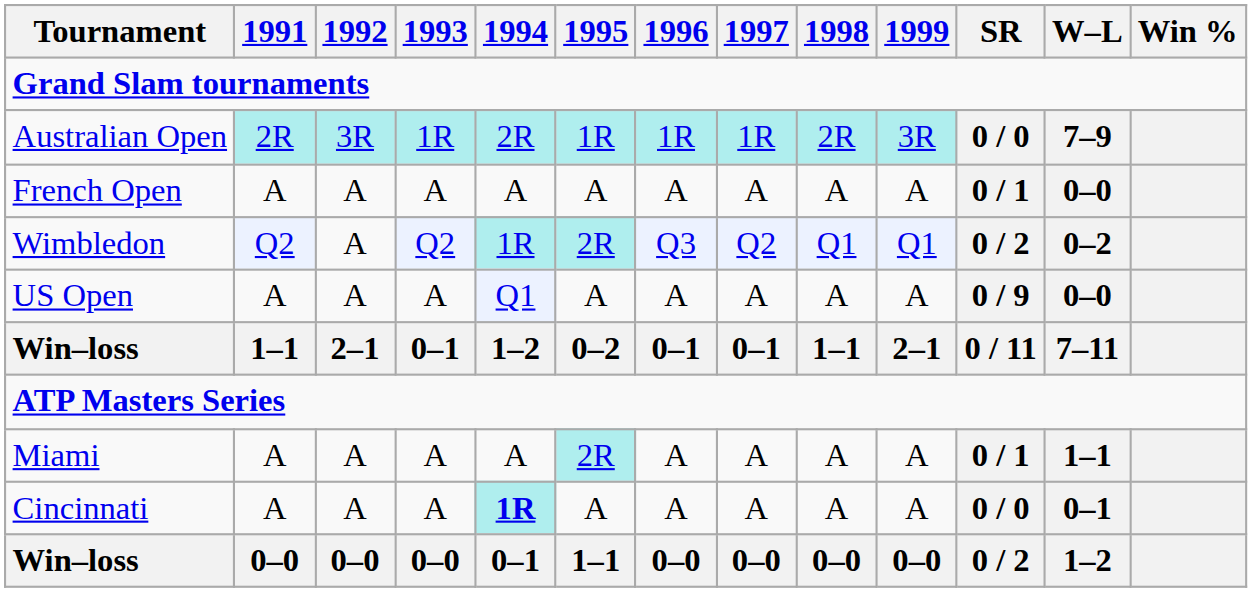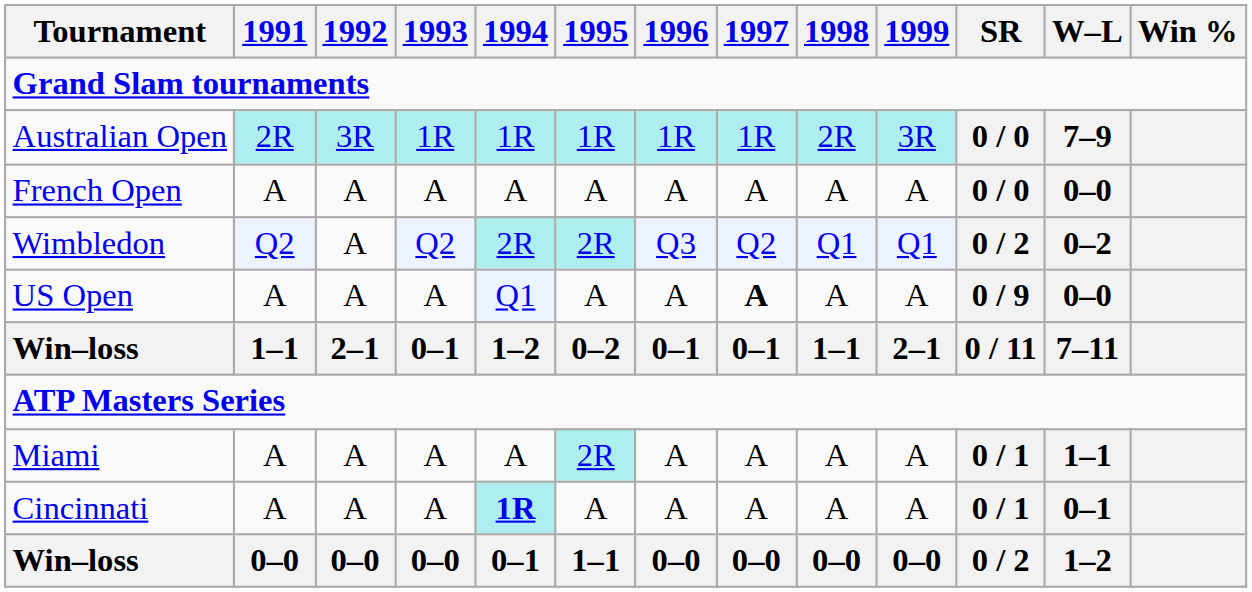(515, 136) 2R -> (515, 136) 1R
(1001, 189) 0 / 1 -> (1001, 189) 0 / 0
(515, 242) 1R -> (515, 242) 2R
(756, 294) normal -> (756, 294) bold
(1001, 506) 0 / 0 -> (1001, 506) 0 / 1
